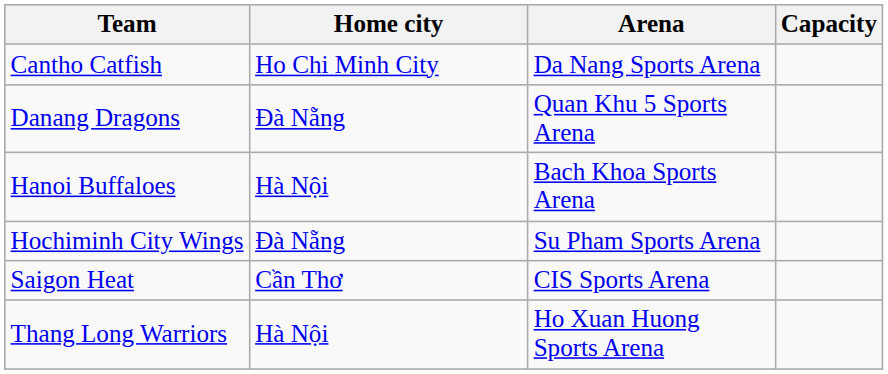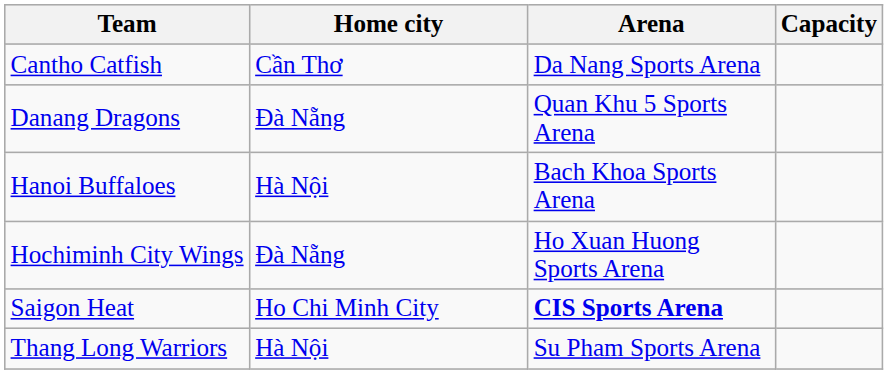(347, 64) Ho Chi Minh City -> (299, 64) Cần Thơ
(647, 240) Su Pham Sports Arena -> (617, 254) Ho Xuan Huong Sports Arena
(299, 280) Cần Thơ -> (347, 308) Ho Chi Minh City
(622, 280) normal -> (628, 308) bold
(617, 334) Ho Xuan Huong Sports Arena -> (647, 348) Su Pham Sports Arena
